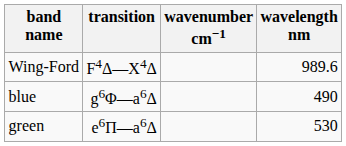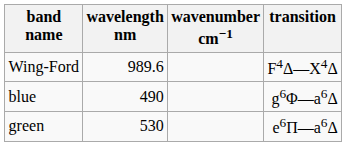columns swapped: (299, 26) <-> (122, 17)
